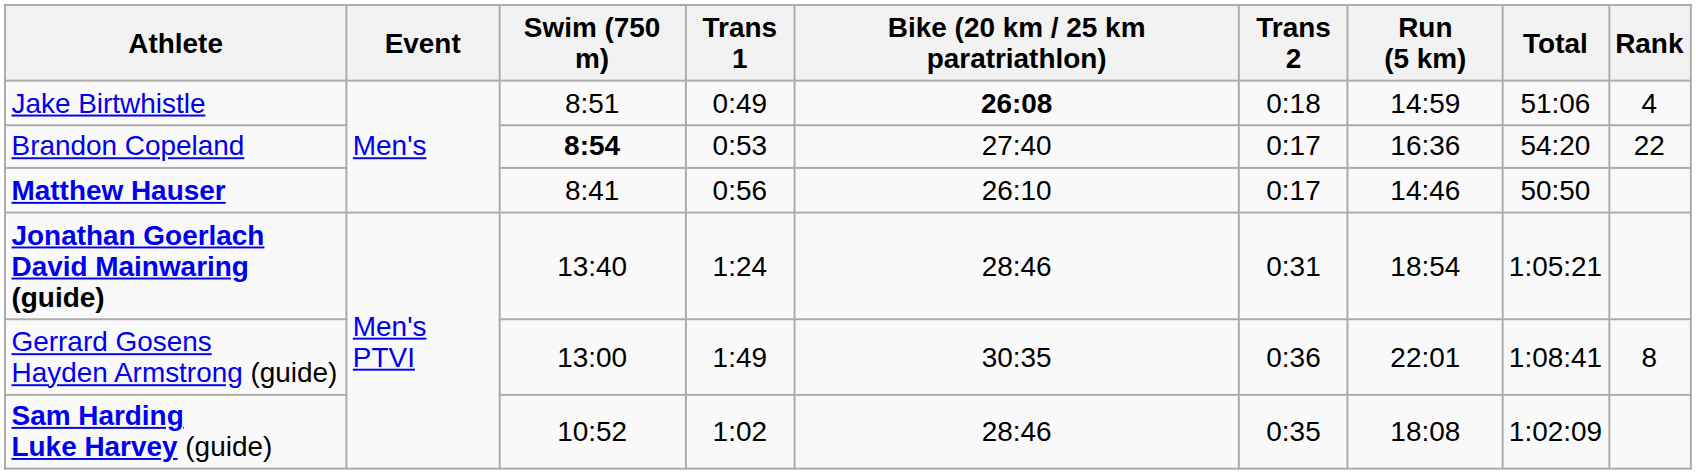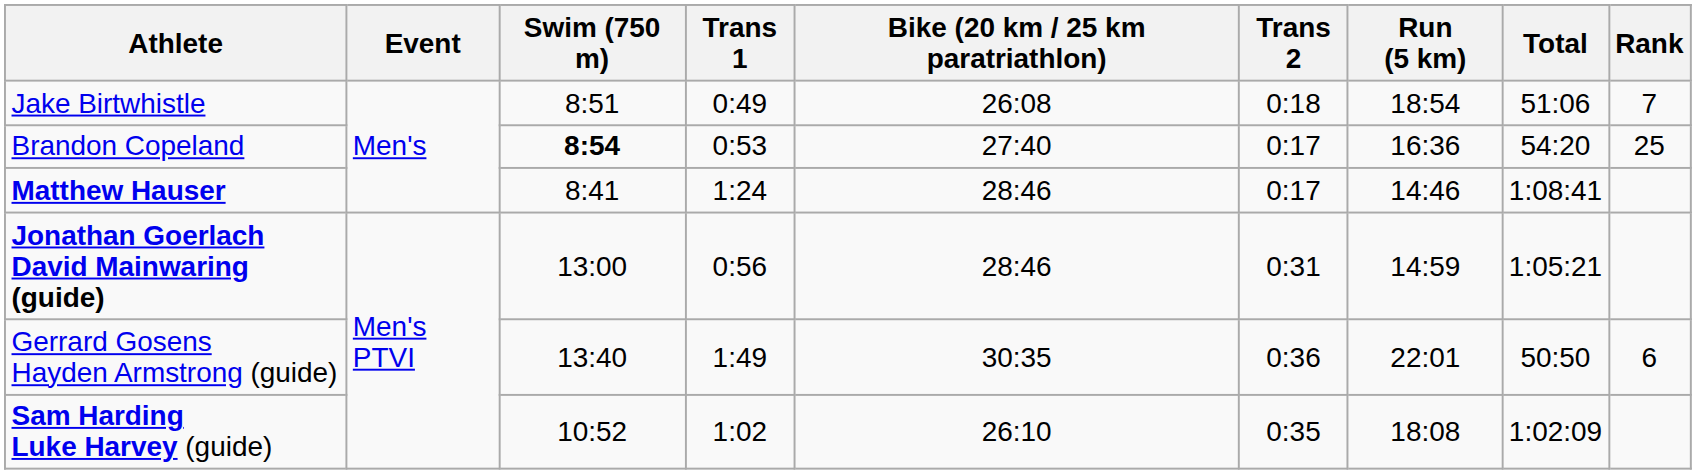(1017, 103) bold -> (1017, 103) normal
(1425, 103) 14:59 -> (1425, 103) 18:54
(1649, 103) 4 -> (1649, 103) 7
(1649, 147) 22 -> (1649, 147) 25
(740, 191) 0:56 -> (740, 191) 1:24
(1017, 191) 26:10 -> (1017, 191) 28:46
(1555, 191) 50:50 -> (1555, 191) 1:08:41
(592, 266) 13:40 -> (592, 266) 13:00
(740, 266) 1:24 -> (740, 266) 0:56
(1425, 266) 18:54 -> (1425, 266) 14:59
(592, 357) 13:00 -> (592, 357) 13:40
(1555, 357) 1:08:41 -> (1555, 357) 50:50
(1649, 357) 8 -> (1649, 357) 6
(1017, 432) 28:46 -> (1017, 432) 26:10
